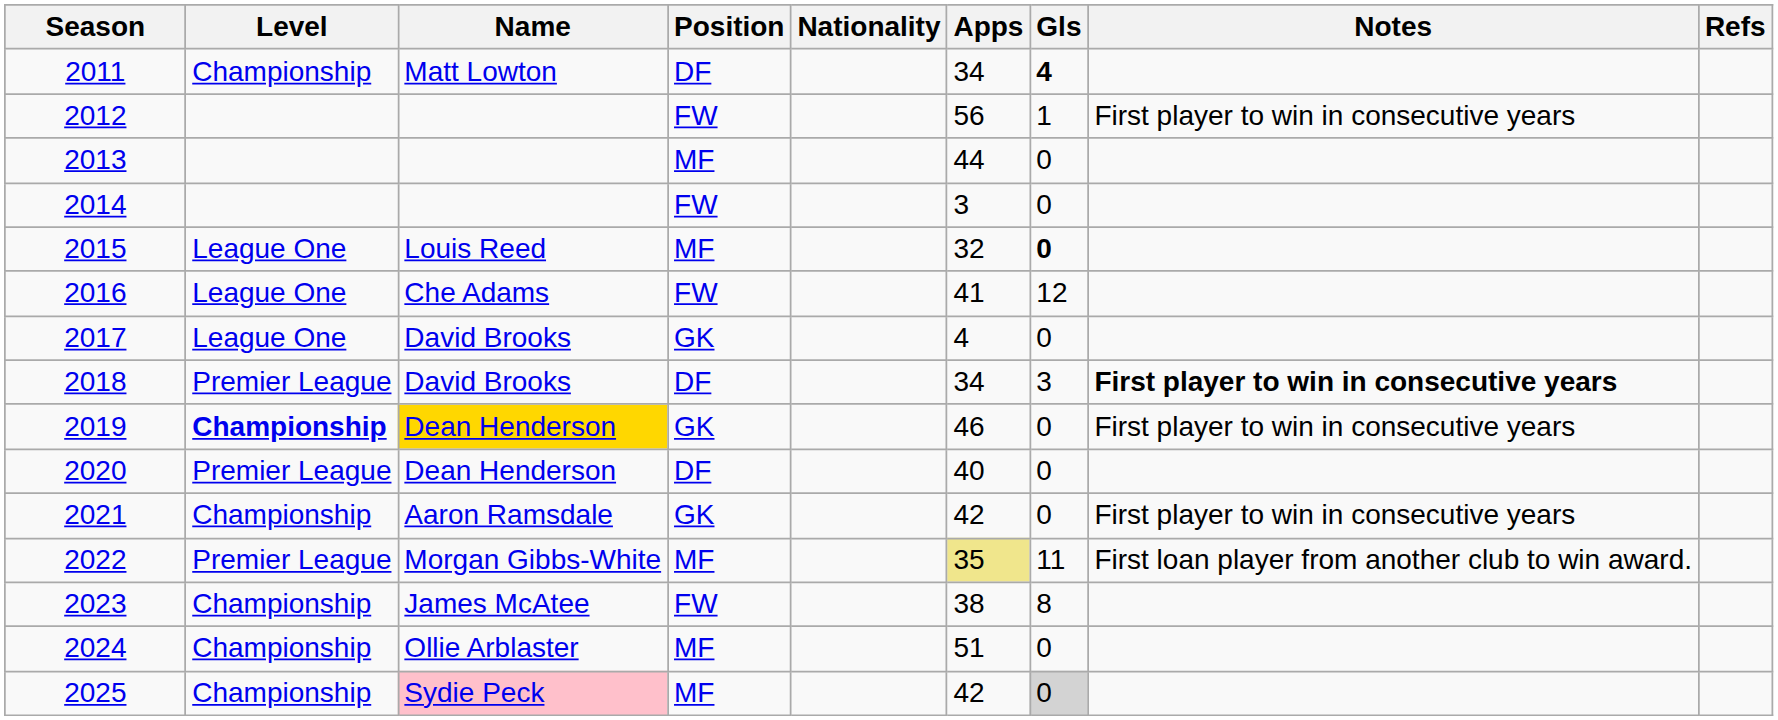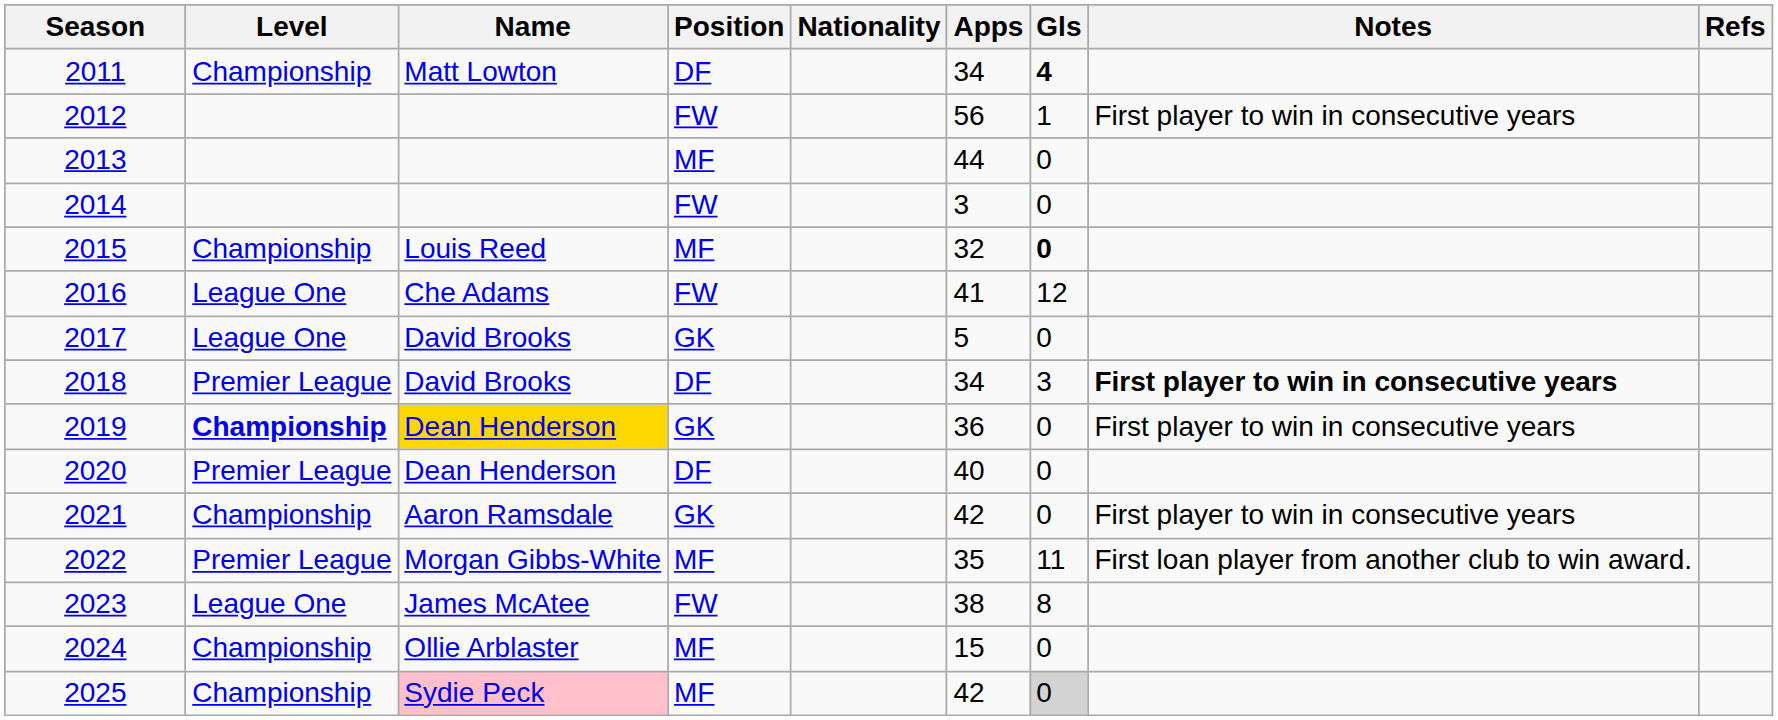(269, 248) League One -> (282, 248) Championship
(961, 337) 4 -> (961, 337) 5
(969, 426) 46 -> (969, 426) 36
(969, 559) khaki background -> (969, 559) no background
(282, 603) Championship -> (269, 603) League One
(969, 648) 51 -> (969, 648) 15
